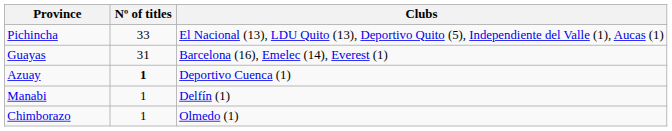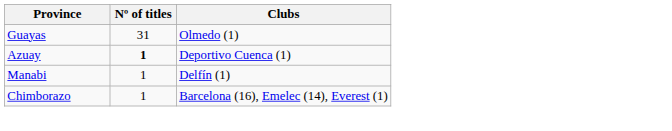- row: (33, 34)
(283, 55) Barcelona (16), Emelec (14), Everest (1) -> (209, 34) Olmedo (1)
(209, 116) Olmedo (1) -> (283, 95) Barcelona (16), Emelec (14), Everest (1)
